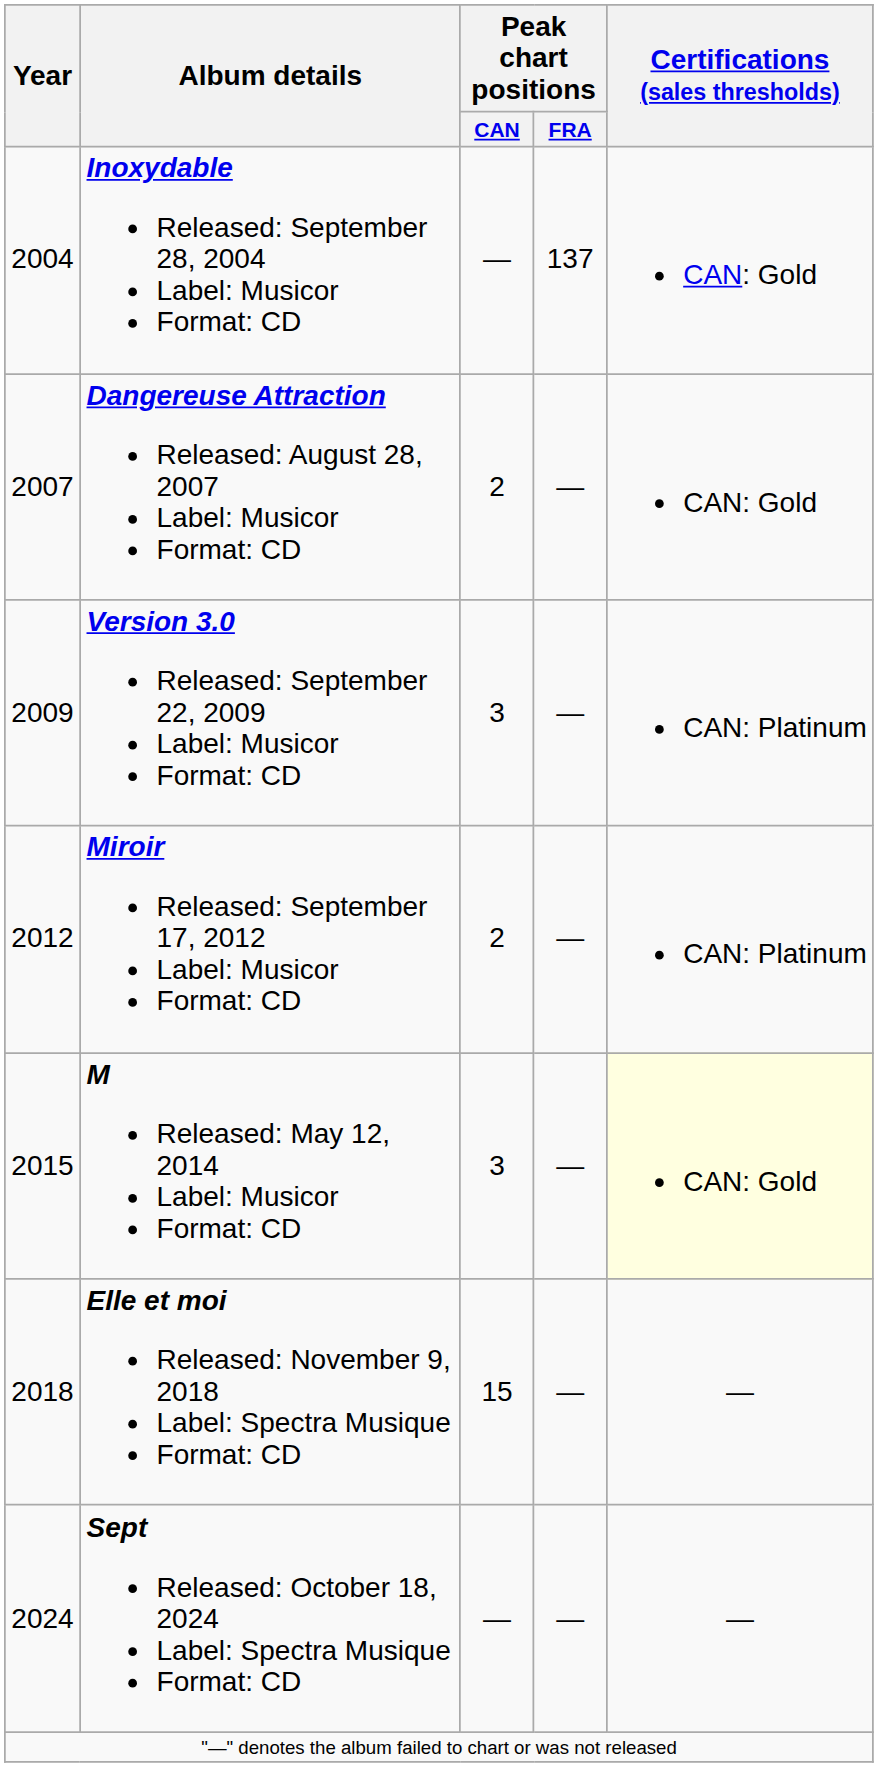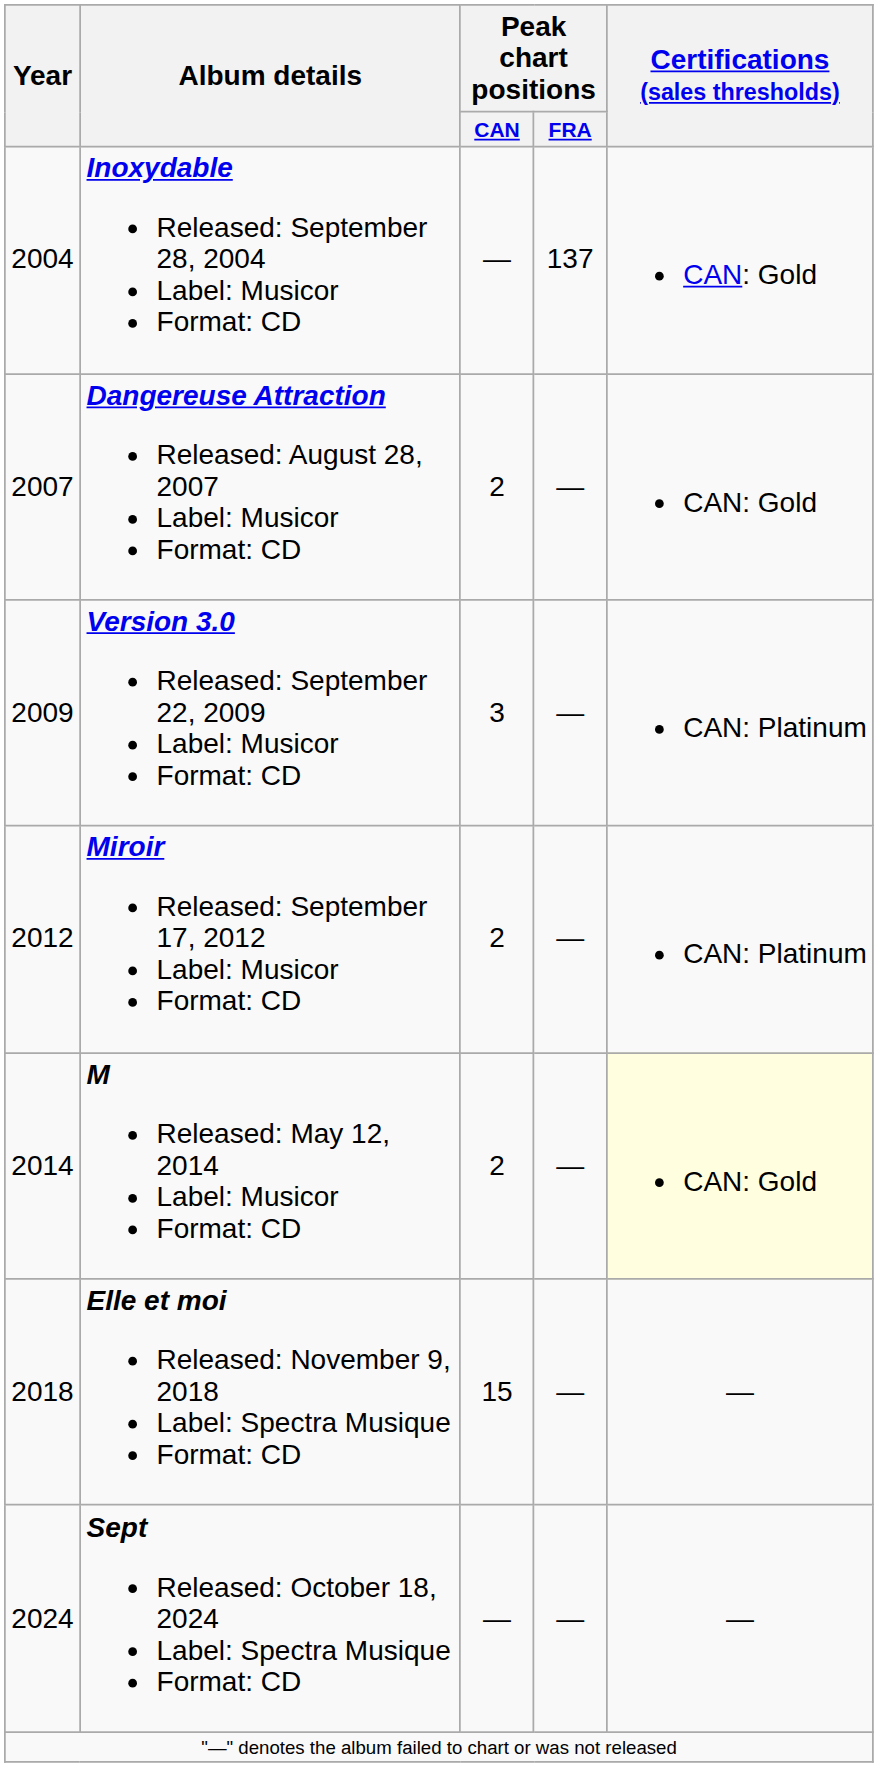(42, 1165) 2015 -> (42, 1165) 2014
(497, 1165) 3 -> (497, 1165) 2
